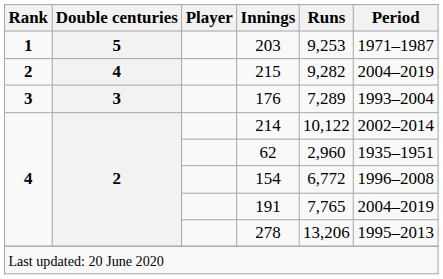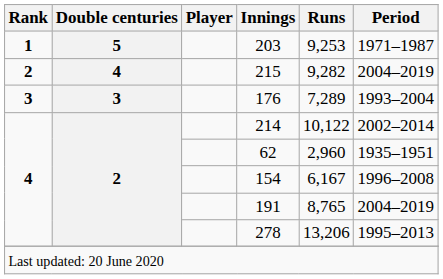(326, 179) 6,772 -> (326, 179) 6,167
(326, 206) 7,765 -> (326, 206) 8,765
